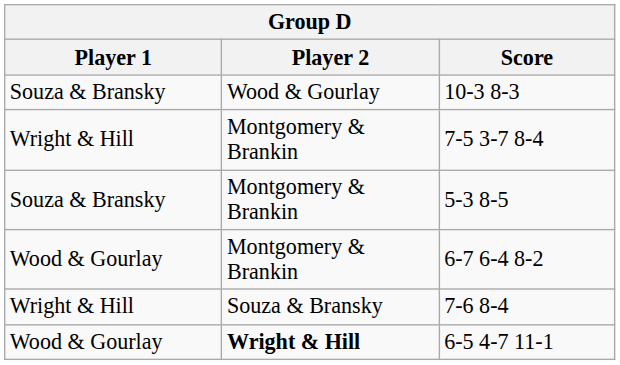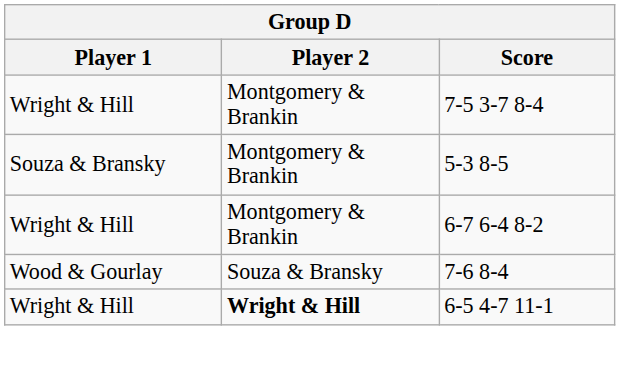- row: (482, 92)
(86, 259) Wood & Gourlay -> (72, 224) Wright & Hill
(72, 306) Wright & Hill -> (86, 271) Wood & Gourlay
(86, 341) Wood & Gourlay -> (72, 306) Wright & Hill
